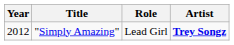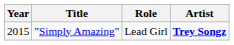(18, 31) 2012 -> (18, 31) 2015
